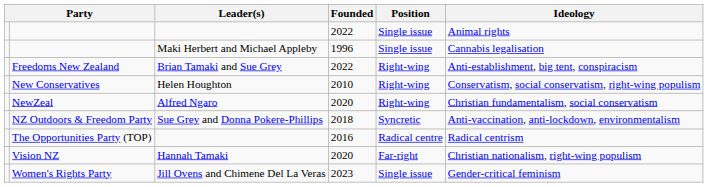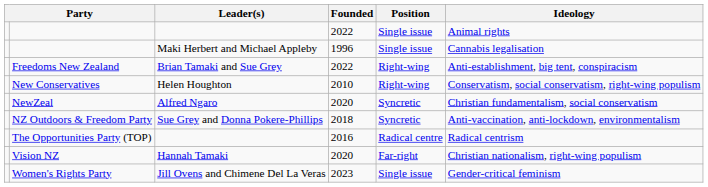(404, 102) Right-wing -> (399, 102) Syncretic
